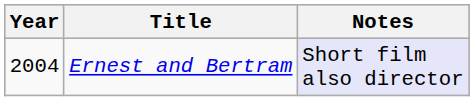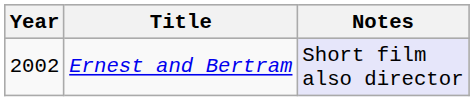(35, 67) 2004 -> (35, 67) 2002
